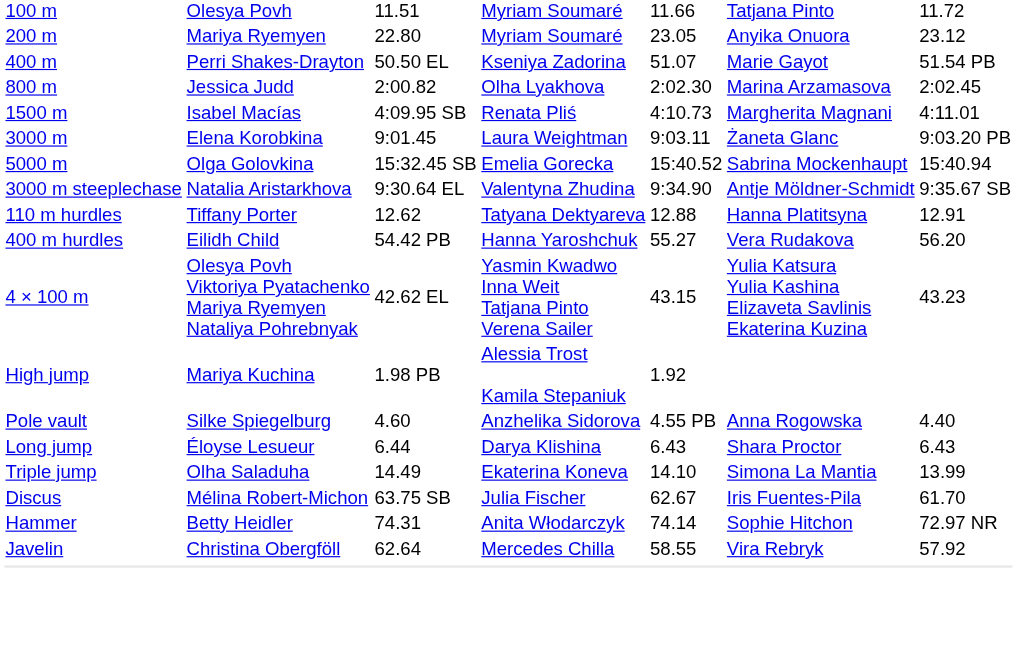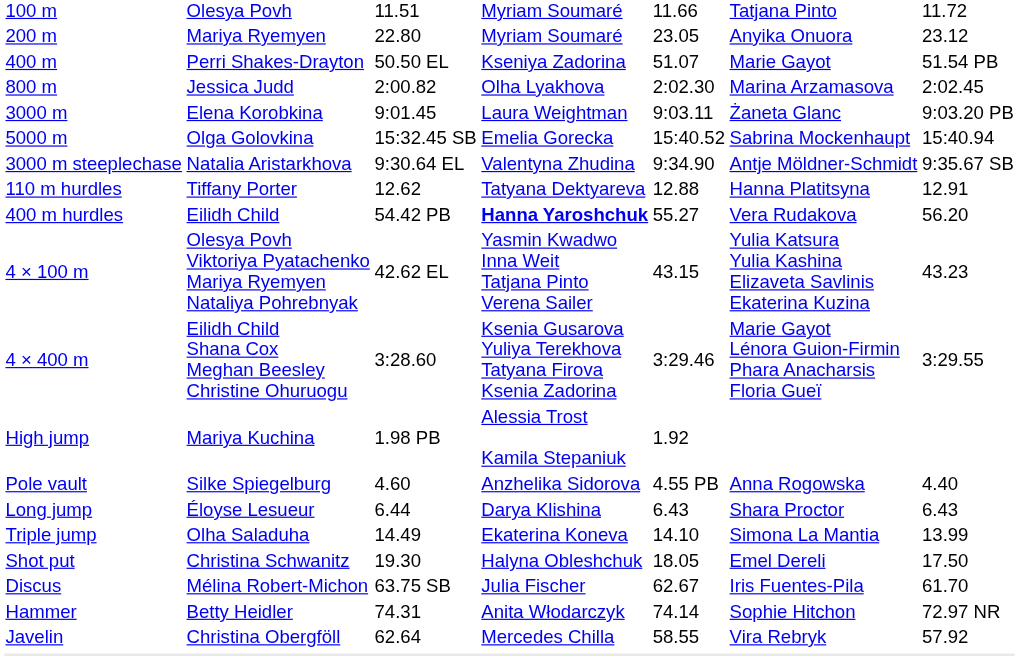- row: (36, 112)
(559, 240) normal -> (565, 214) bold
+ row: (47, 359)
+ row: (40, 560)
